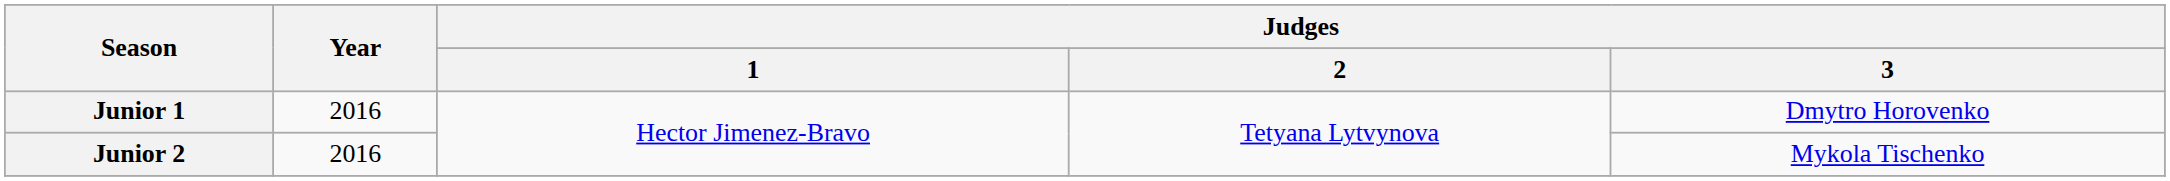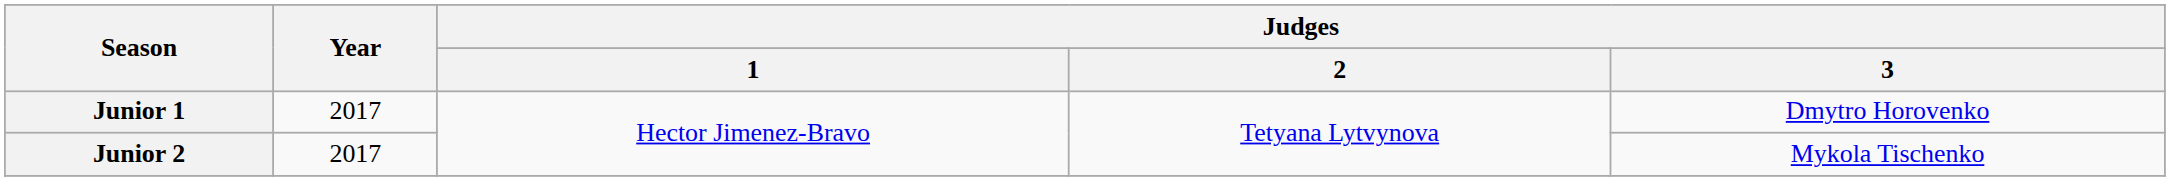(355, 111) 2016 -> (355, 111) 2017
(355, 154) 2016 -> (355, 154) 2017
